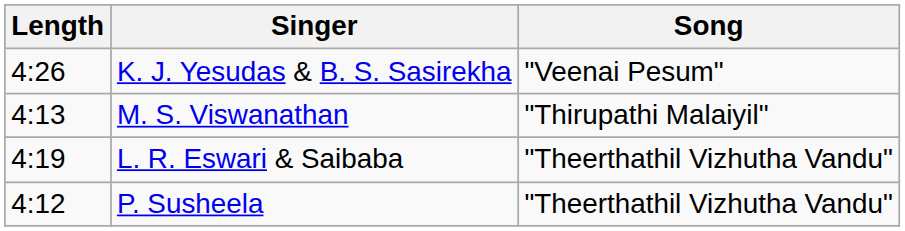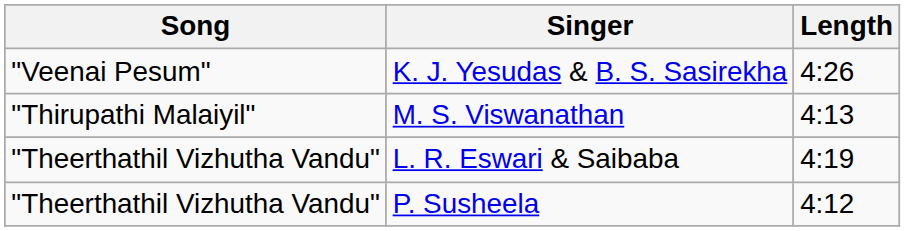columns swapped: (709, 26) <-> (58, 26)
